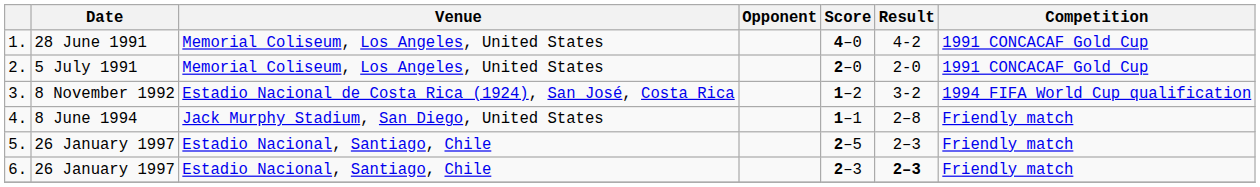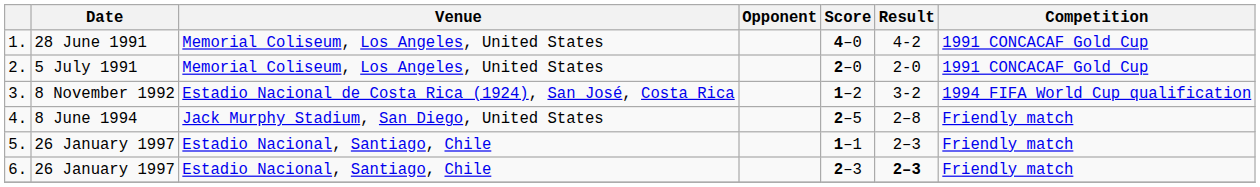(848, 119) 1–1 -> (848, 119) 2–5
(848, 144) 2–5 -> (848, 144) 1–1
